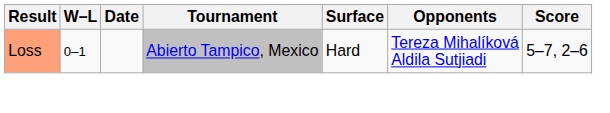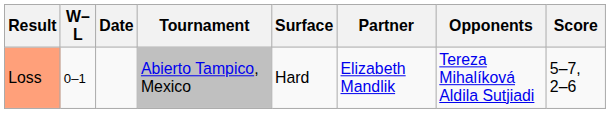+ column: (386, 25)
